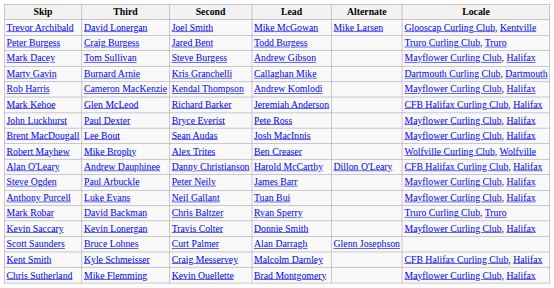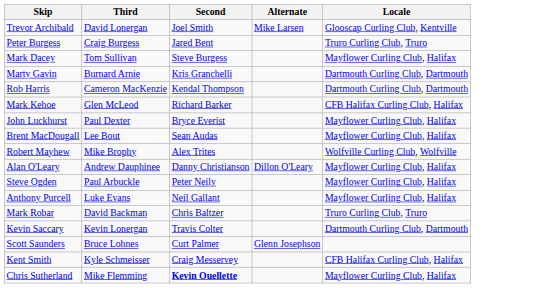- column: (292, 12)
(470, 89) Mayflower Curling Club, Halifax -> (396, 89) Dartmouth Curling Club, Dartmouth
(473, 167) CFB Halifax Curling Club, Halifax -> (390, 167) Mayflower Curling Club, Halifax
(470, 228) Mayflower Curling Club, Halifax -> (396, 228) Dartmouth Curling Club, Dartmouth
(203, 275) normal -> (204, 275) bold
